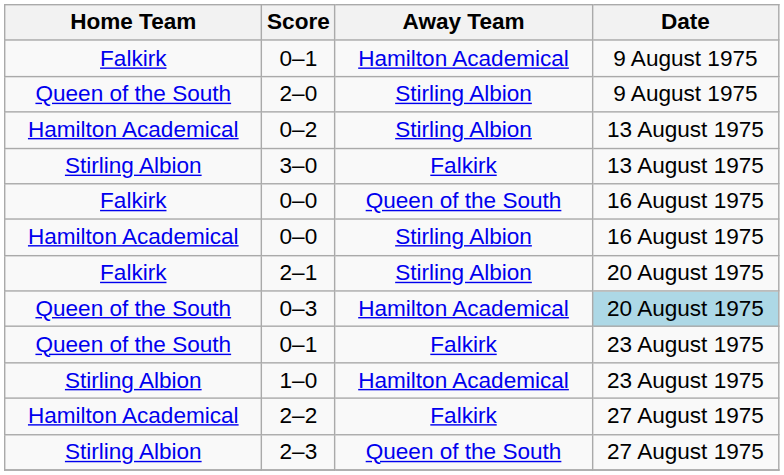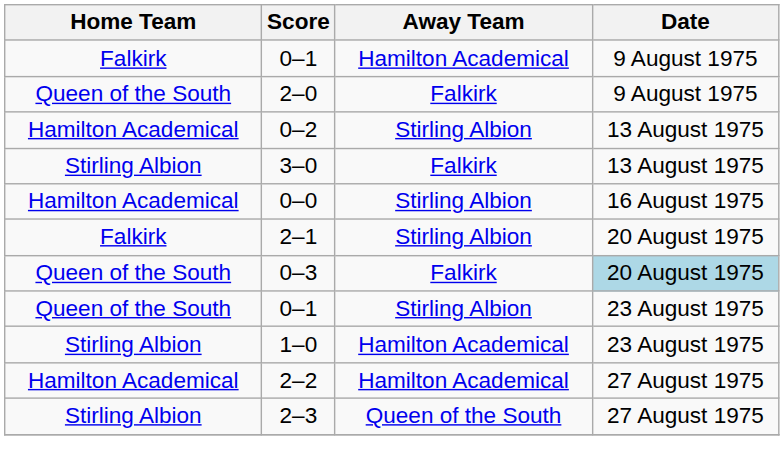(464, 93) Stirling Albion -> (464, 93) Falkirk
- row: (133, 201)
(464, 308) Hamilton Academical -> (464, 272) Falkirk
(464, 344) Falkirk -> (464, 308) Stirling Albion
(464, 415) Falkirk -> (464, 380) Hamilton Academical
